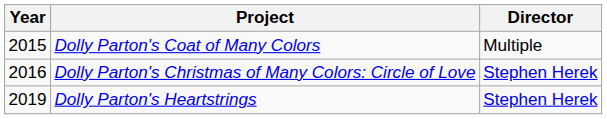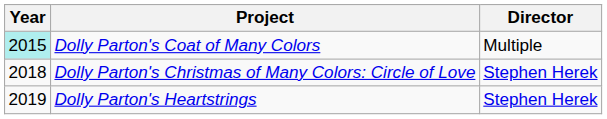(28, 45) no background -> (28, 45) paleturquoise background
(28, 72) 2016 -> (28, 72) 2018
